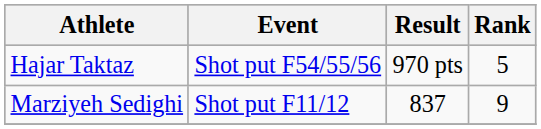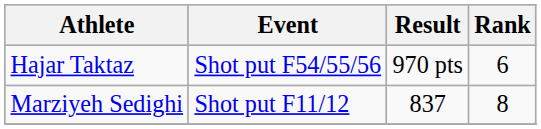(503, 64) 5 -> (503, 64) 6
(503, 104) 9 -> (503, 104) 8
